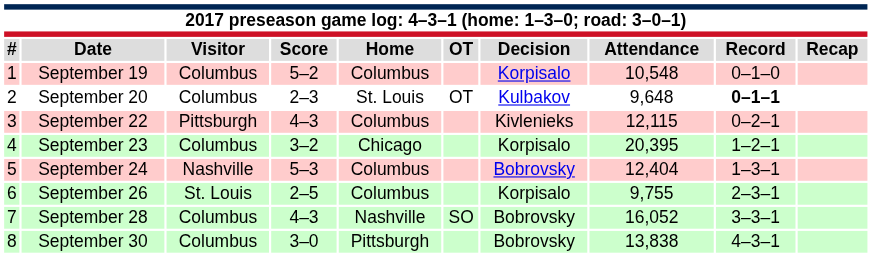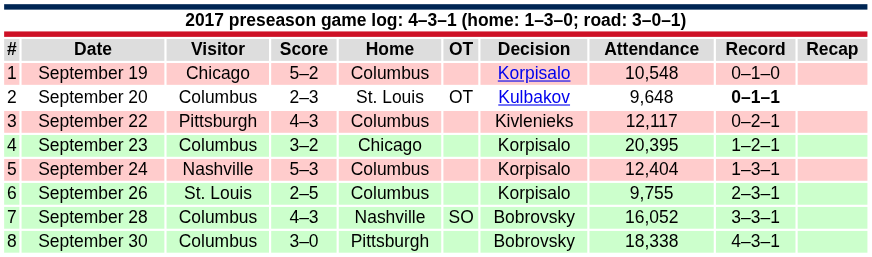(218, 73) Columbus -> (218, 73) Chicago
(652, 121) 12,115 -> (652, 121) 12,117
(534, 169) Bobrovsky -> (534, 169) Korpisalo
(652, 241) 13,838 -> (652, 241) 18,338
